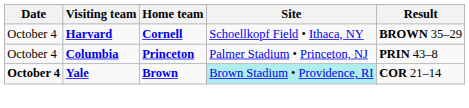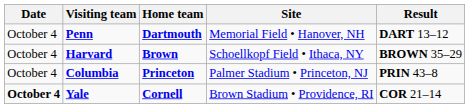+ row: (79, 34)
(162, 34) Cornell -> (160, 53) Brown
(160, 73) Brown -> (162, 93) Cornell
(291, 73) paleturquoise background -> (291, 93) no background
